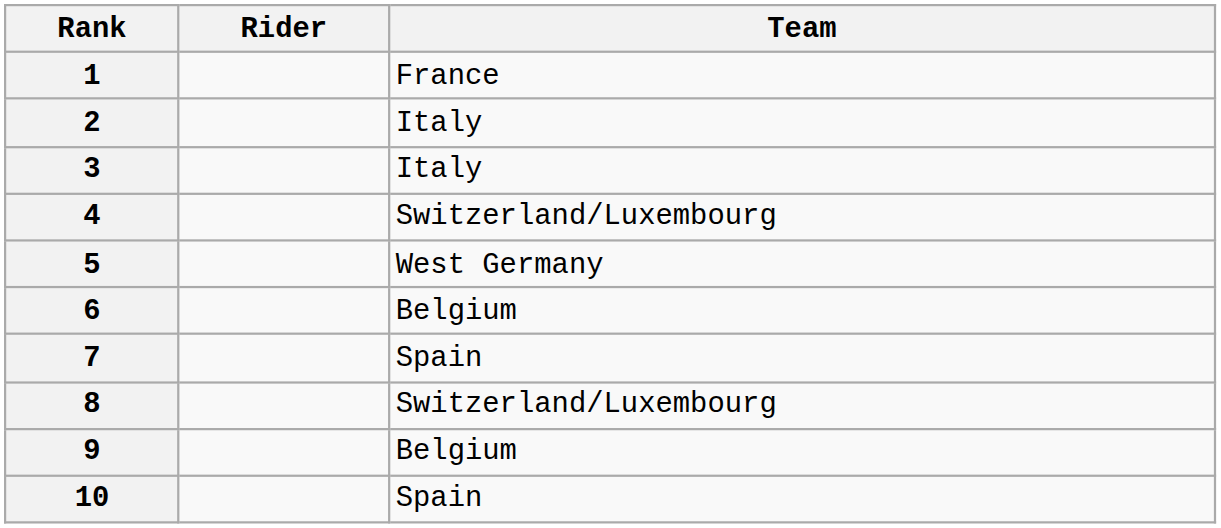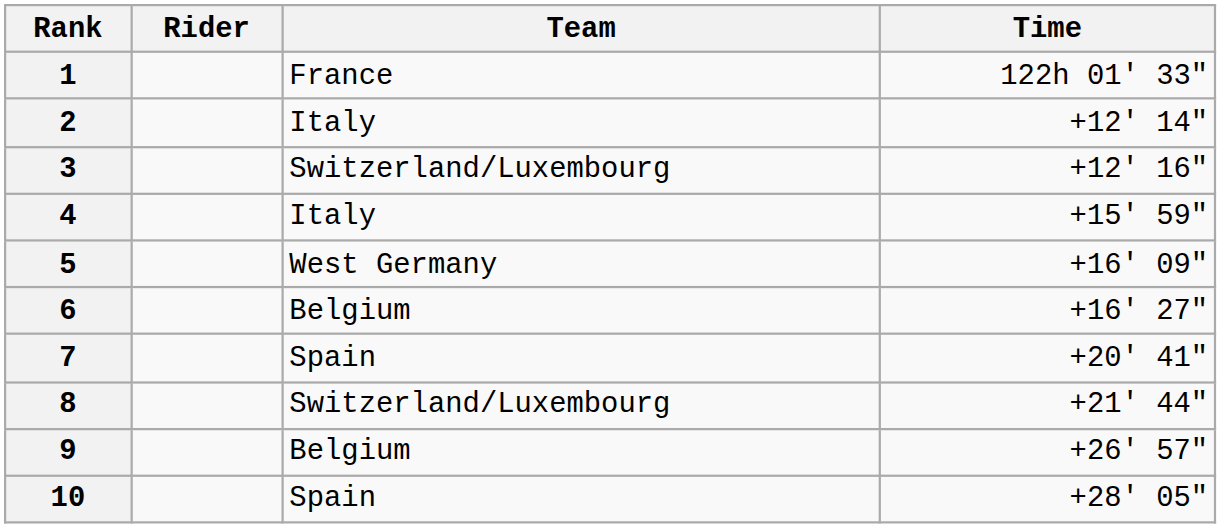+ column: (1047, 29)
(439, 170) Italy -> (480, 170) Switzerland/Luxembourg
(586, 217) Switzerland/Luxembourg -> (333, 217) Italy
